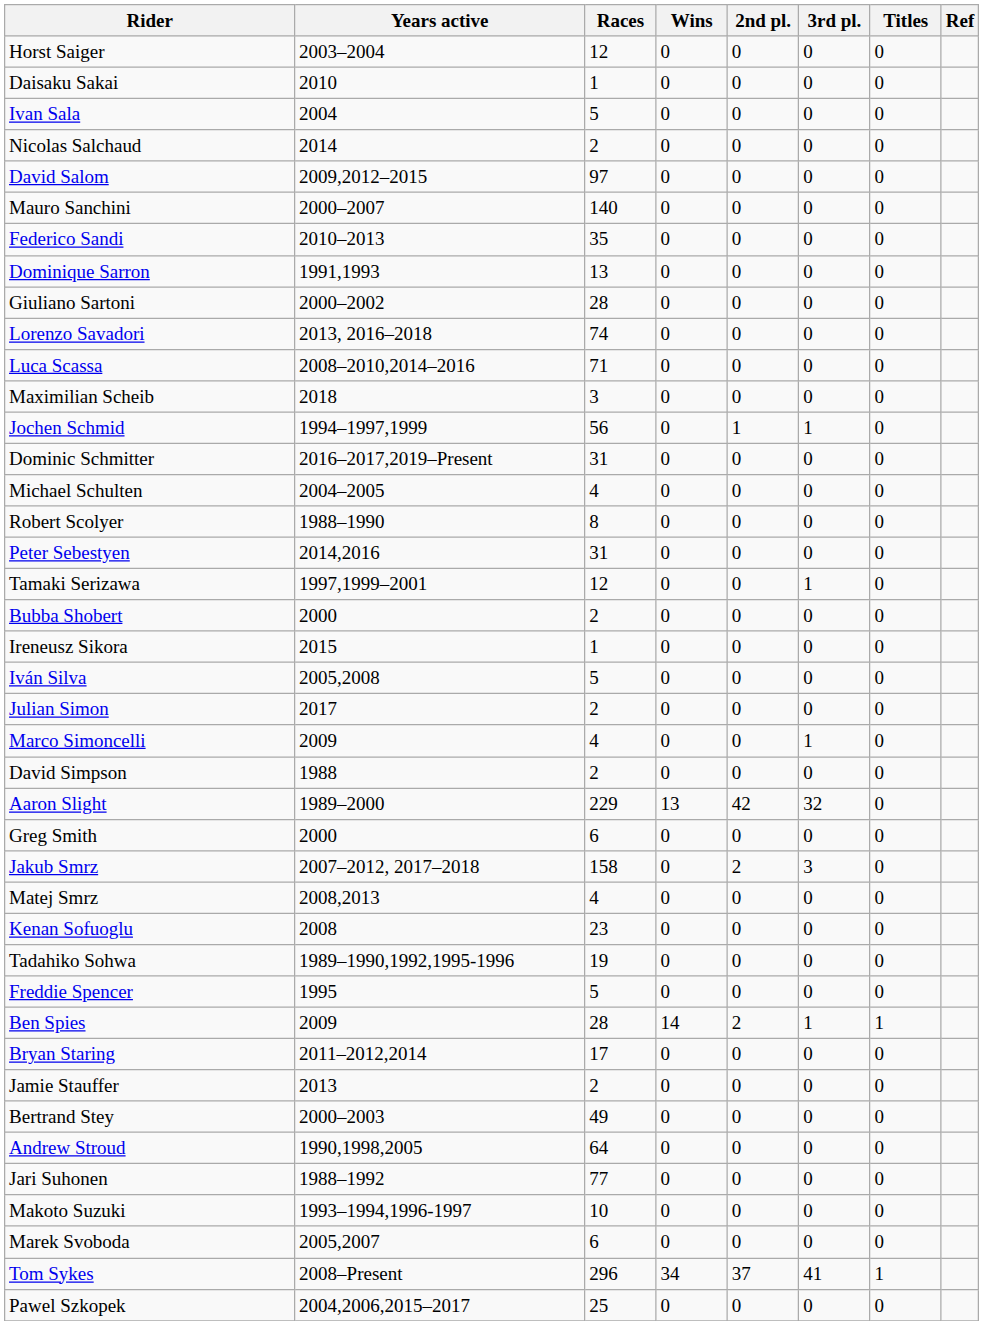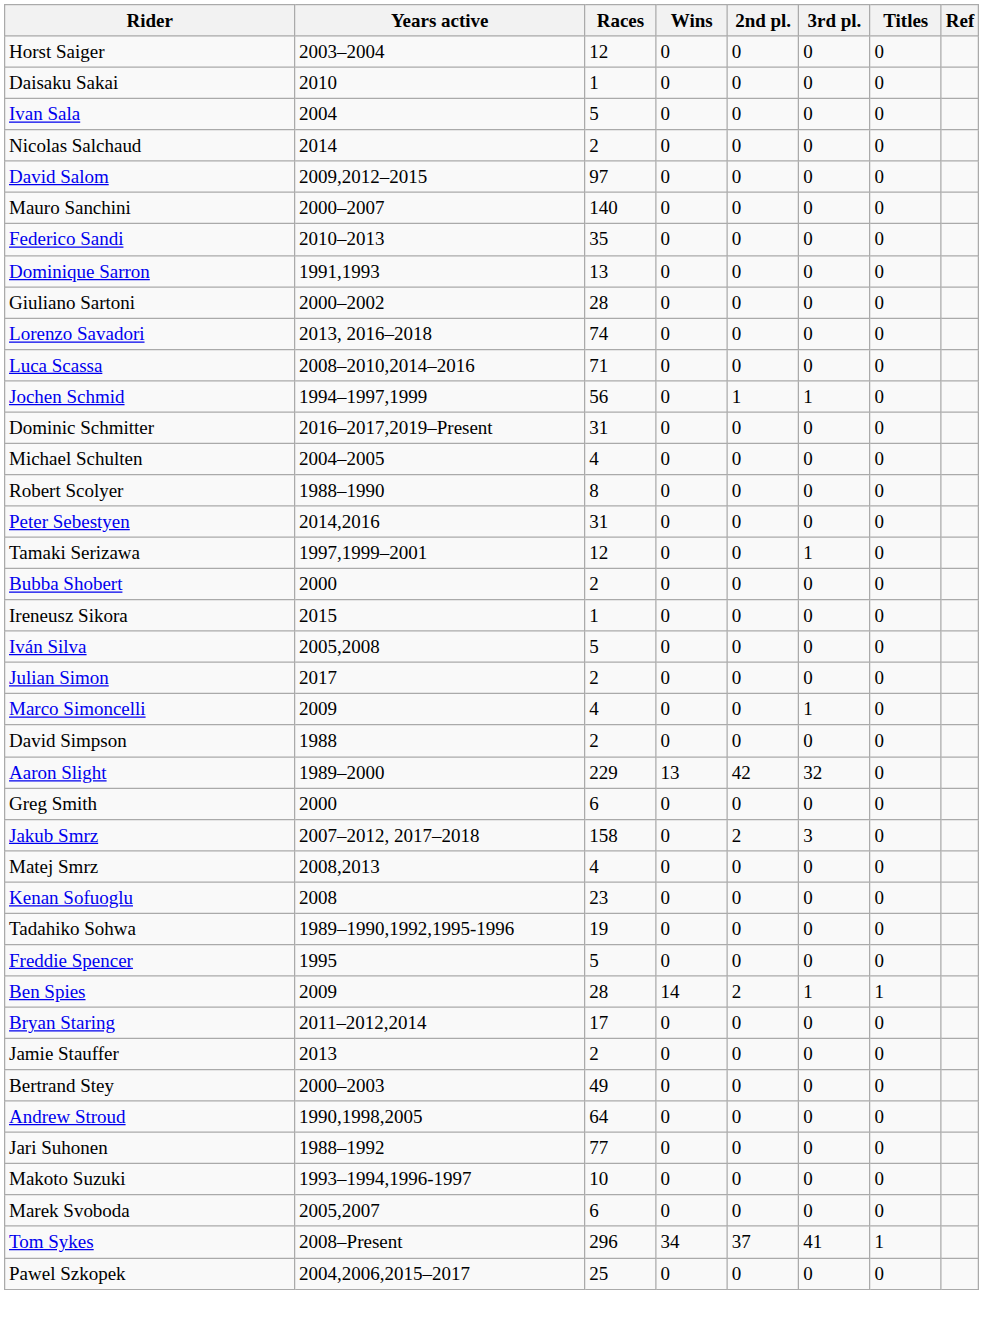- row: (82, 396)
